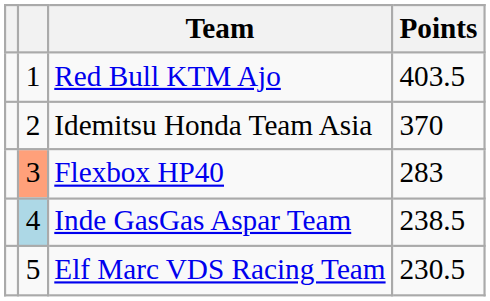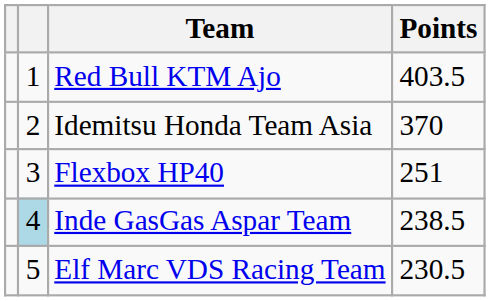(33, 172) lightsalmon background -> (33, 172) no background
(421, 172) 283 -> (421, 172) 251
